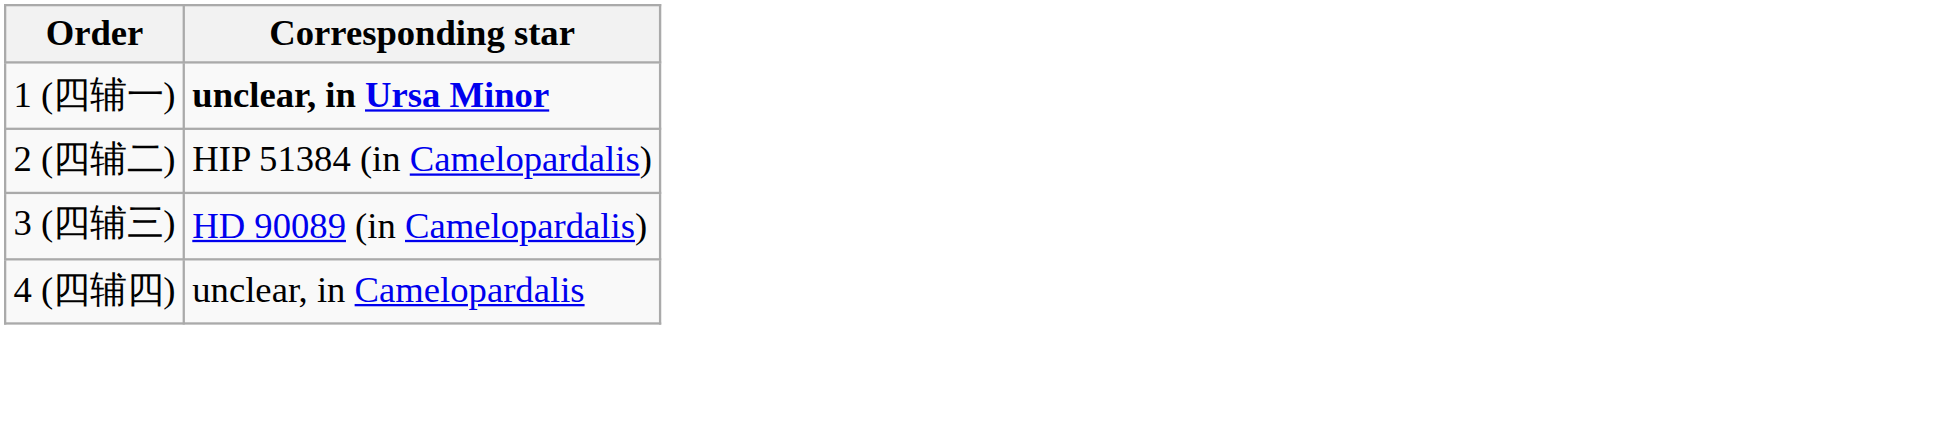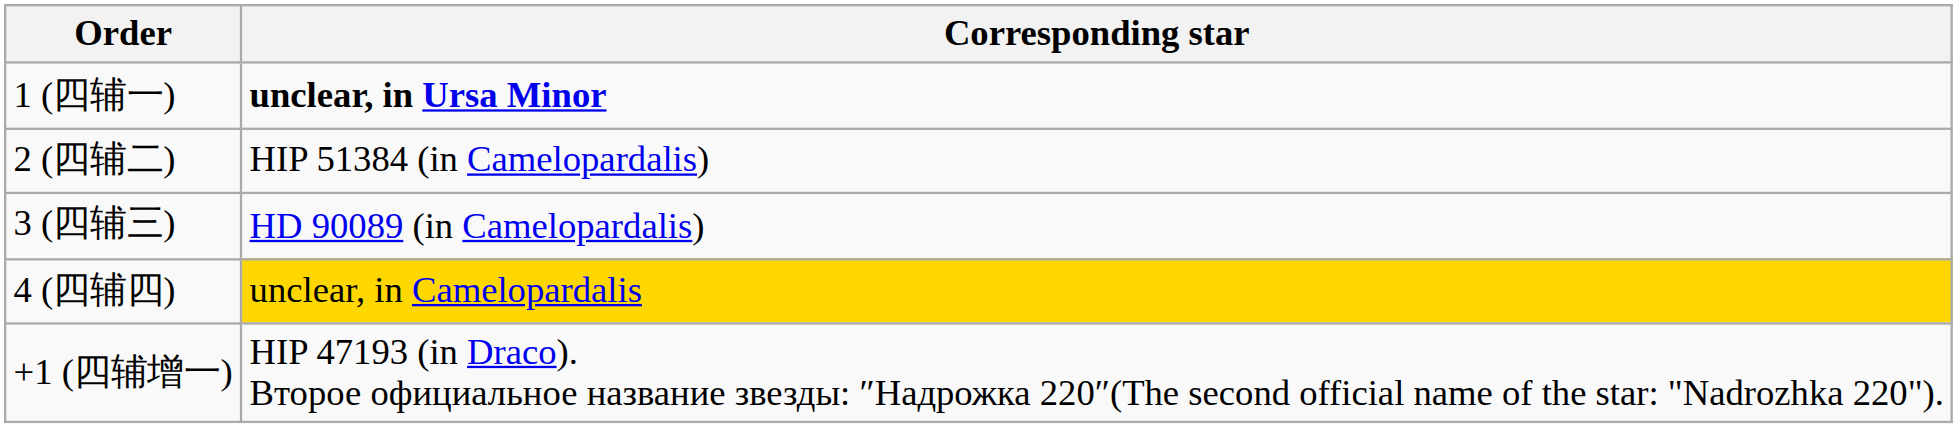(388, 290) no background -> (446, 290) gold background
+ row: (123, 371)
